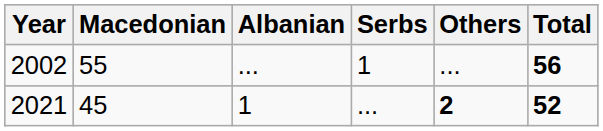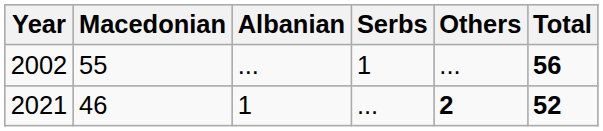(93, 105) 45 -> (93, 105) 46
